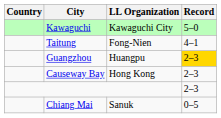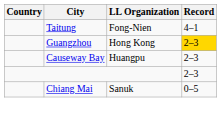- row: (69, 27)
(127, 58) Huangpu -> (132, 43) Hong Kong
(132, 74) Hong Kong -> (127, 58) Huangpu
